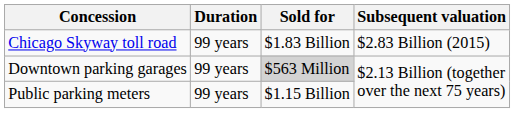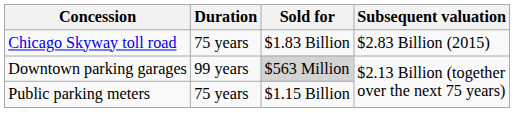(221, 42) 99 years -> (221, 42) 75 years
(221, 94) 99 years -> (221, 94) 75 years
